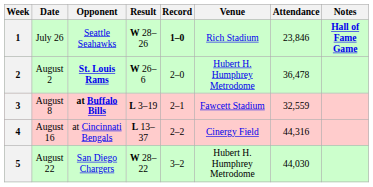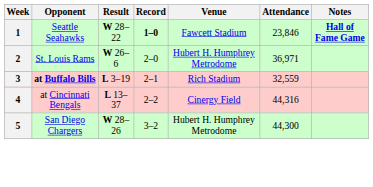- column: (50, 12)
(143, 38) W 28–26 -> (116, 32) W 28–22
(232, 38) Rich Stadium -> (214, 32) Fawcett Stadium
(97, 74) bold -> (65, 58) normal
(296, 74) 36,478 -> (286, 58) 36,971
(232, 106) Fawcett Stadium -> (214, 79) Rich Stadium
(143, 163) W 28–22 -> (116, 126) W 28–26
(296, 163) 44,030 -> (286, 126) 44,300
